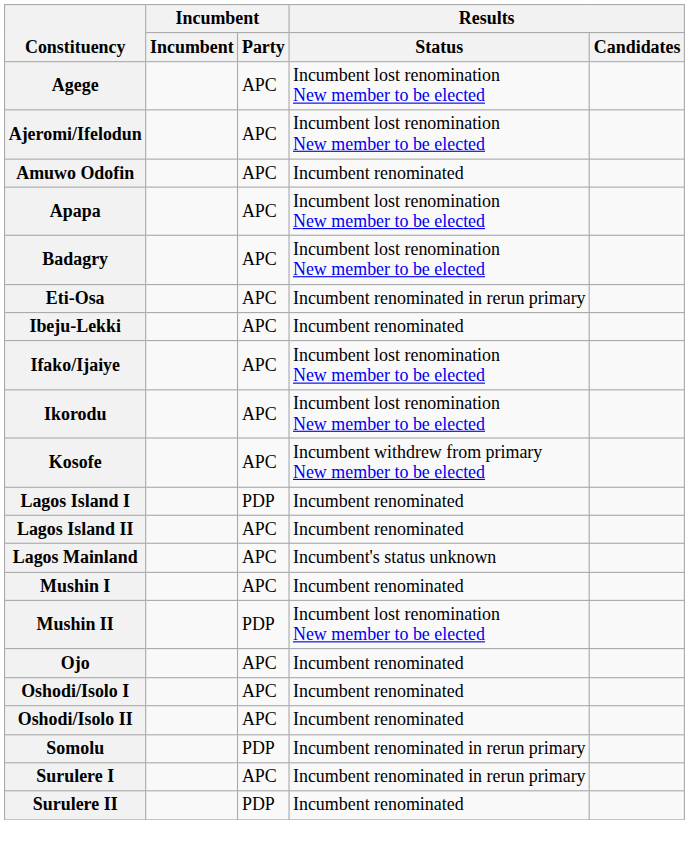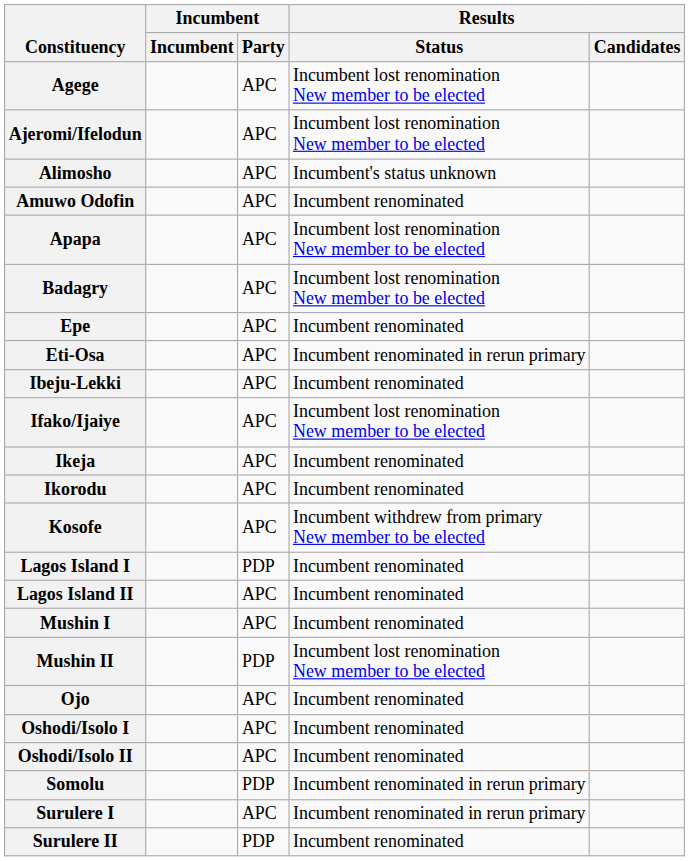+ row: (75, 172)
+ row: (75, 326)
+ row: (75, 460)
(396, 413) Incumbent lost renomination New member to be elected -> (378, 488) Incumbent renominated
- row: (75, 557)
